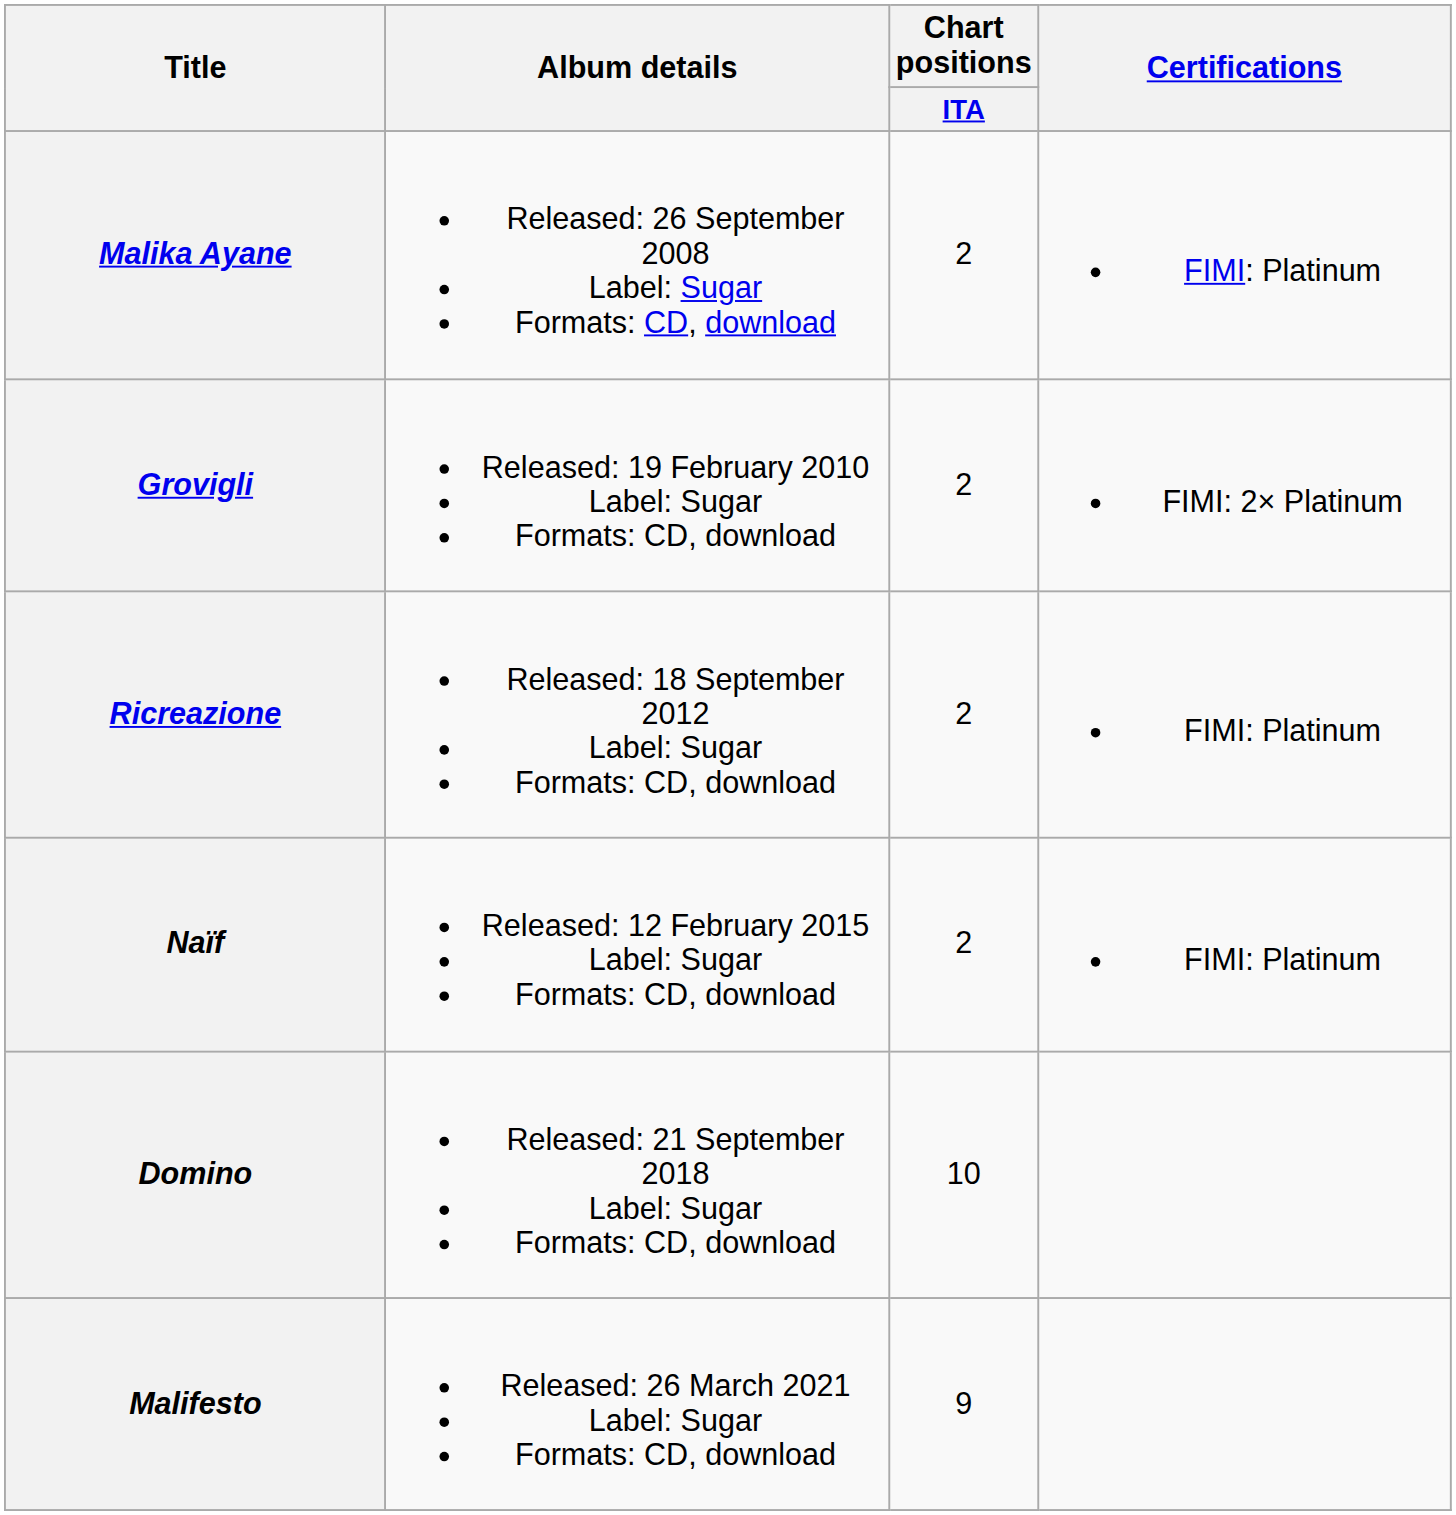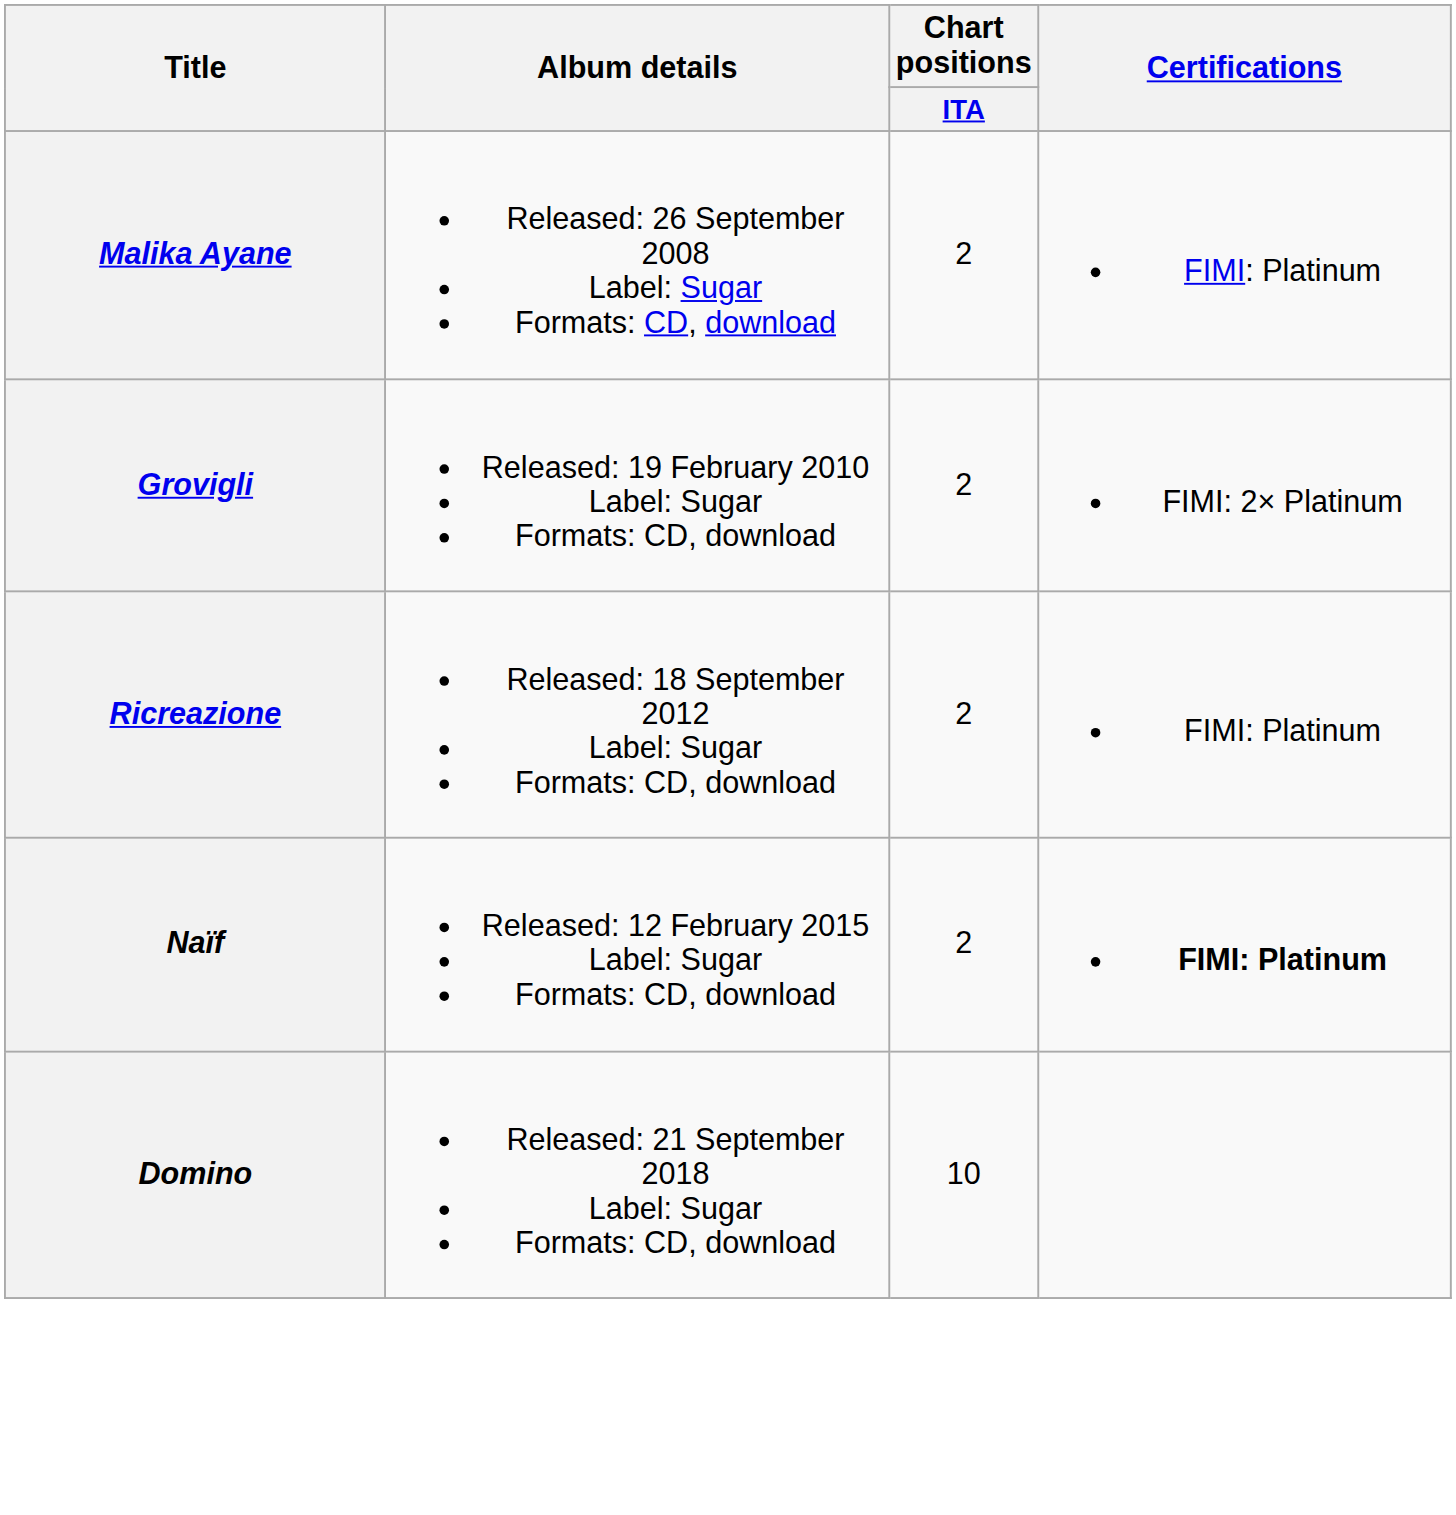(1244, 962) normal -> (1244, 962) bold
- row: (195, 1403)
